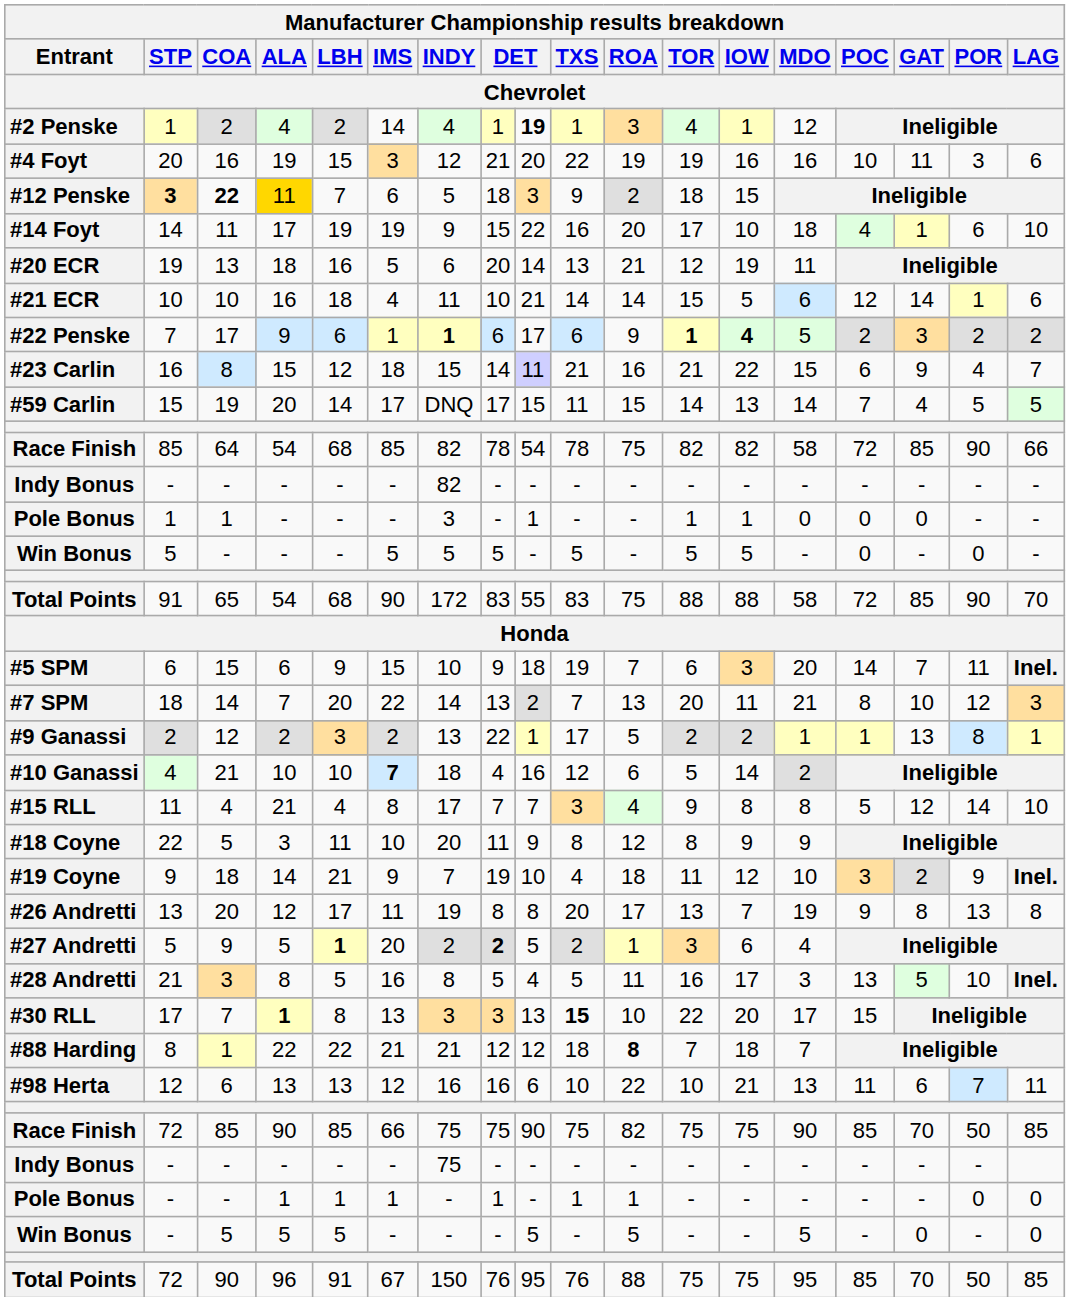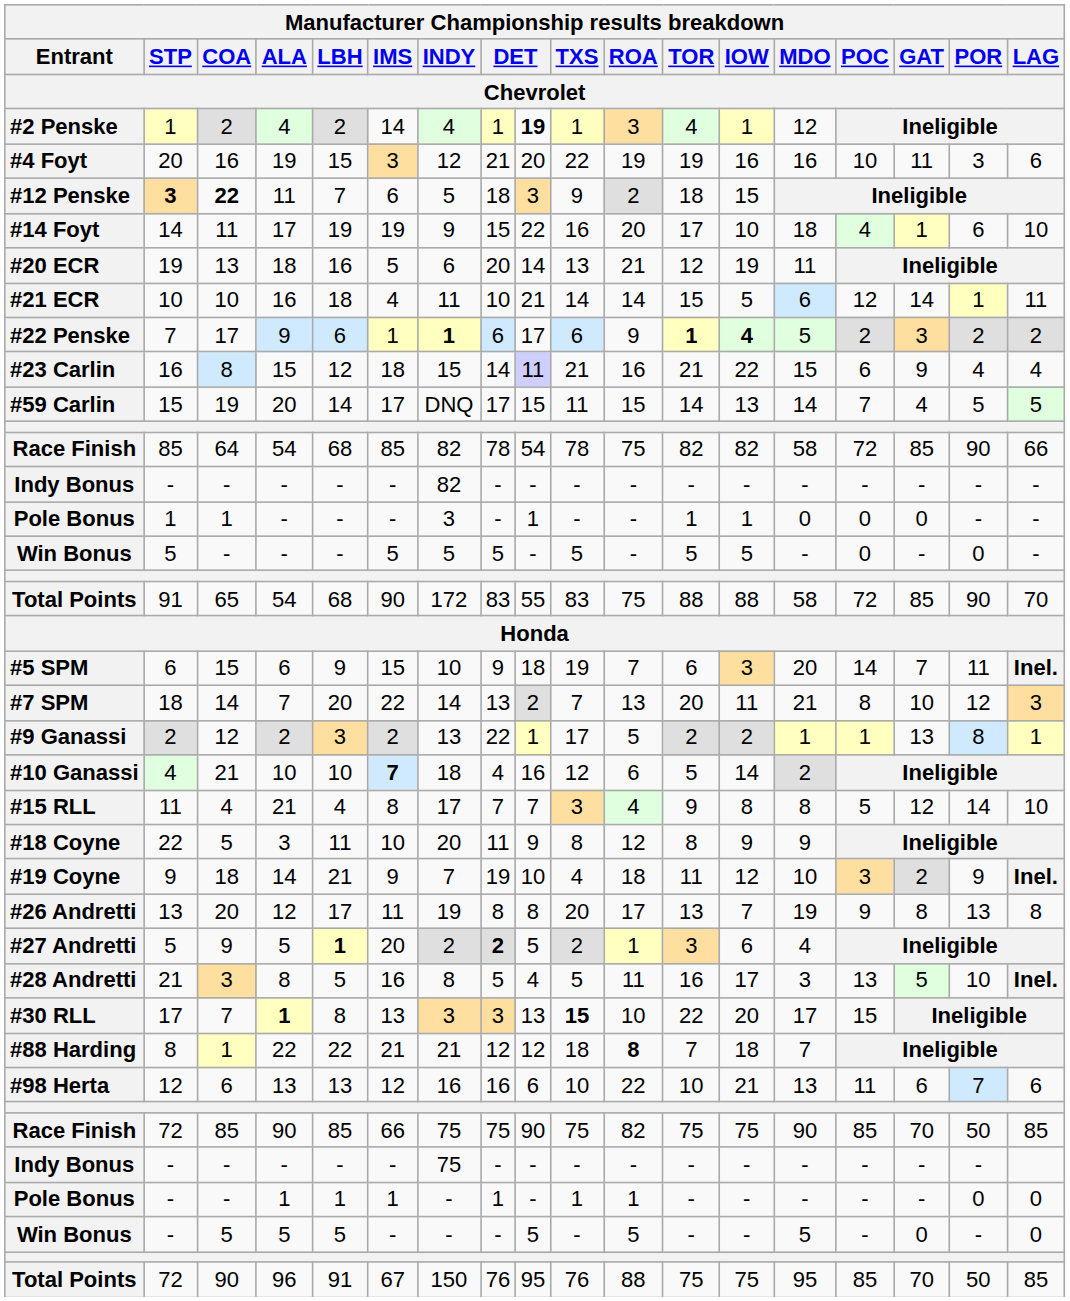(284, 195) gold background -> (284, 195) no background
(1036, 300) 6 -> (1036, 300) 11
(1036, 369) 7 -> (1036, 369) 4
(1036, 1084) 11 -> (1036, 1084) 6
